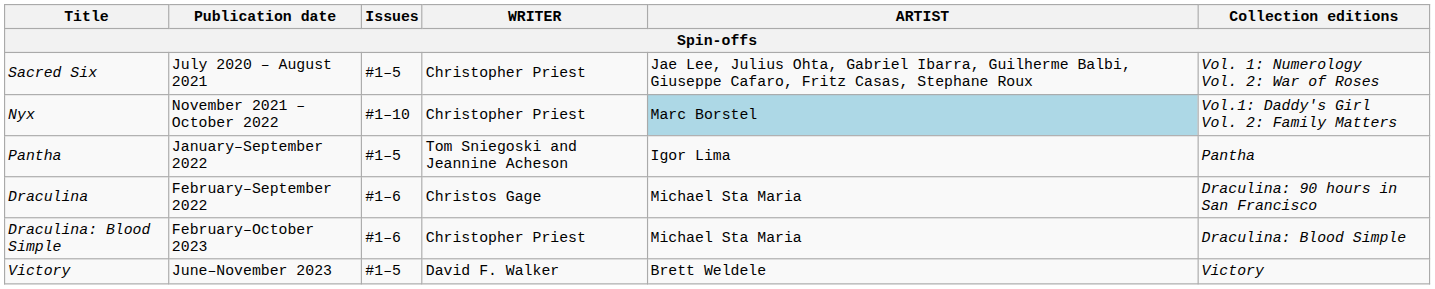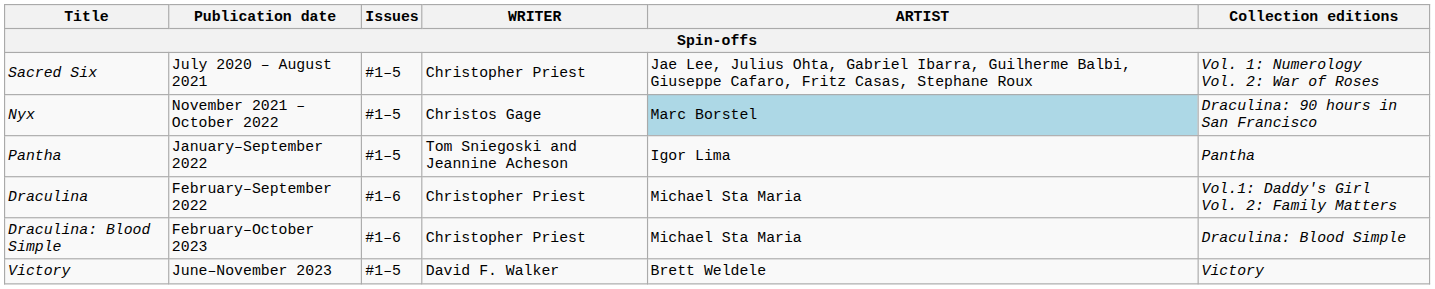(388, 115) #1–10 -> (383, 115) #1–5
(506, 115) Christopher Priest -> (484, 115) Christos Gage
(1299, 115) Vol.1: Daddy's Girl Vol. 2: Family Matters -> (1299, 115) Draculina: 90 hours in San Francisco
(484, 197) Christos Gage -> (506, 197) Christopher Priest
(1299, 197) Draculina: 90 hours in San Francisco -> (1299, 197) Vol.1: Daddy's Girl Vol. 2: Family Matters
